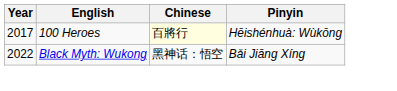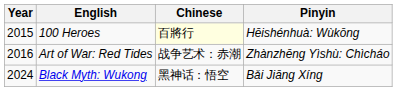(20, 33) 2017 -> (20, 33) 2015
+ row: (96, 54)
(20, 54) 2022 -> (20, 75) 2024
